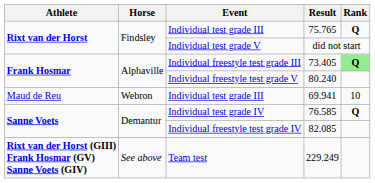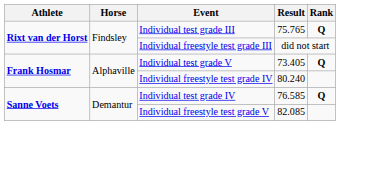(214, 46) Individual test grade V -> (206, 46) Individual freestyle test grade III
(234, 63) Individual freestyle test grade III -> (186, 63) Individual test grade V
(355, 63) lightgreen background -> (321, 63) no background
(233, 79) Individual freestyle test grade V -> (206, 79) Individual freestyle test grade IV
- row: (322, 96)
(235, 129) Individual freestyle test grade IV -> (204, 112) Individual freestyle test grade V
- row: (322, 158)
